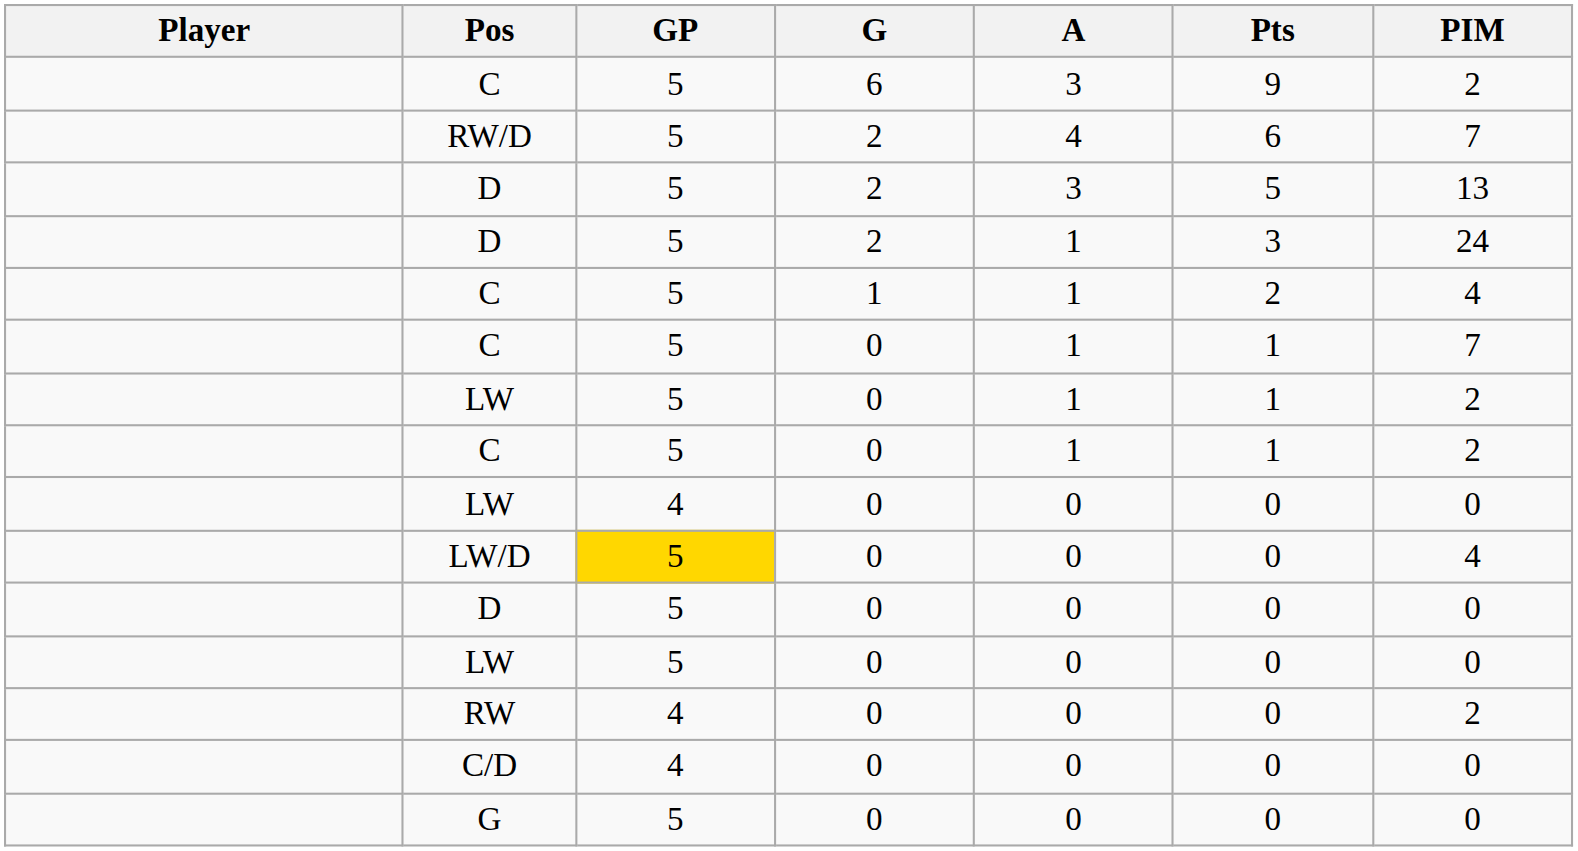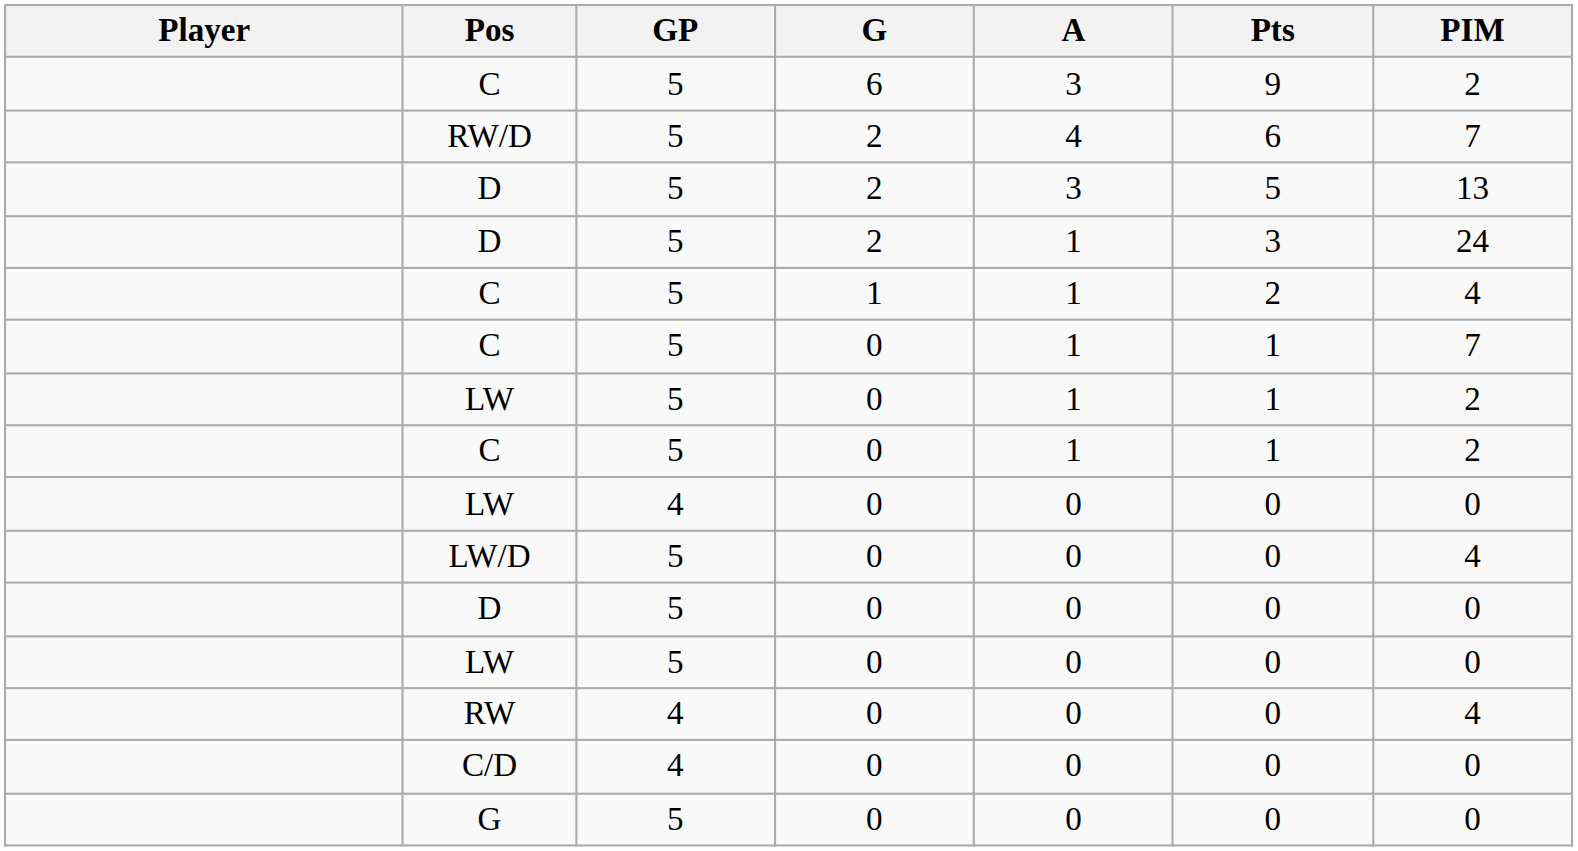(675, 556) gold background -> (675, 556) no background
(1473, 713) 2 -> (1473, 713) 4
